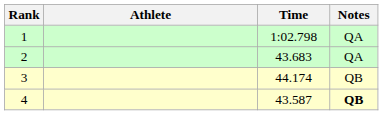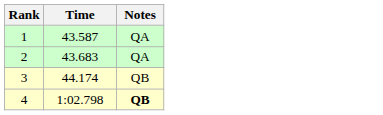- column: (151, 15)
(294, 36) 1:02.798 -> (80, 36) 43.587
(294, 99) 43.587 -> (80, 99) 1:02.798
